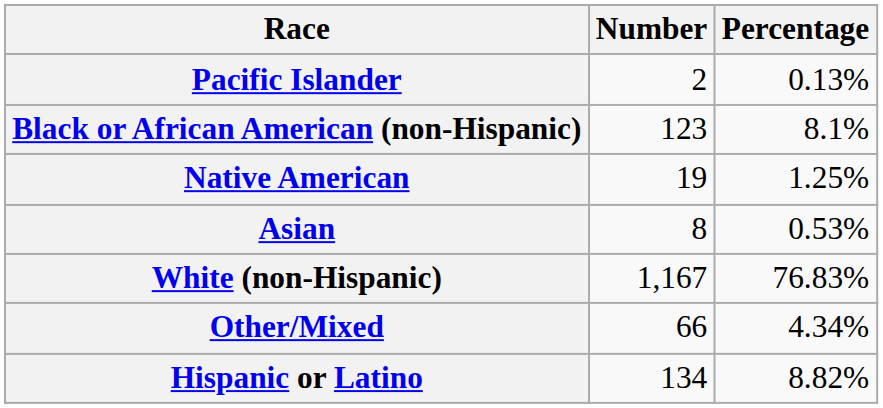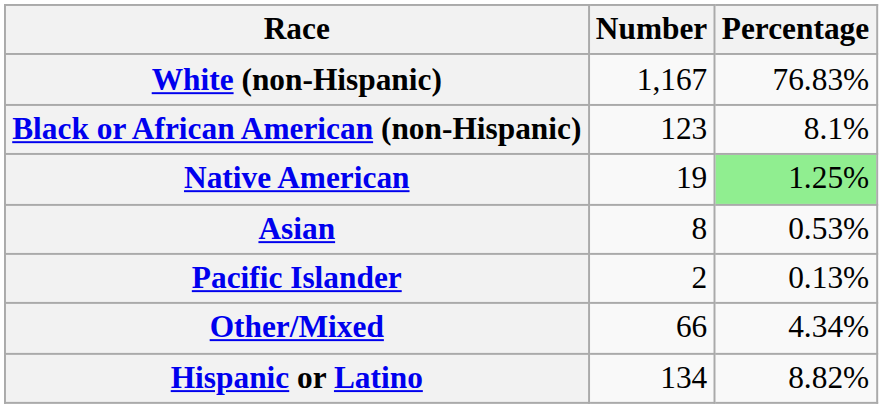rows swapped: (297, 278) <-> (297, 79)
(829, 178) no background -> (829, 178) lightgreen background
